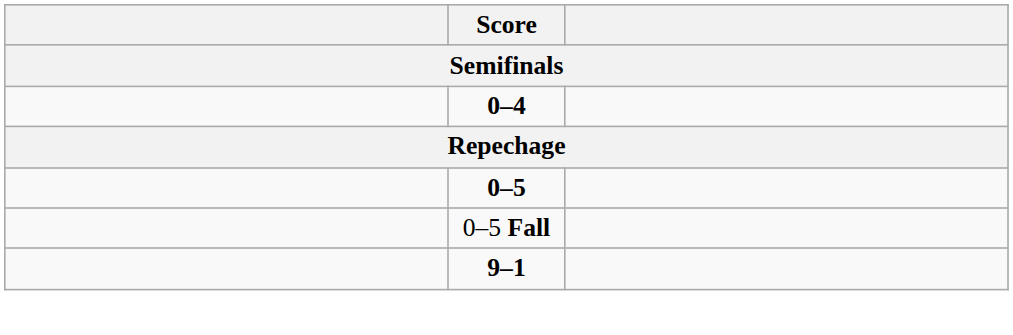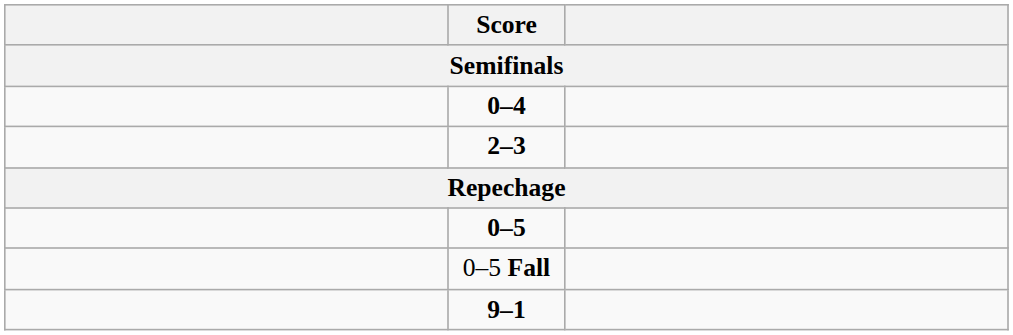+ row: (507, 146)
